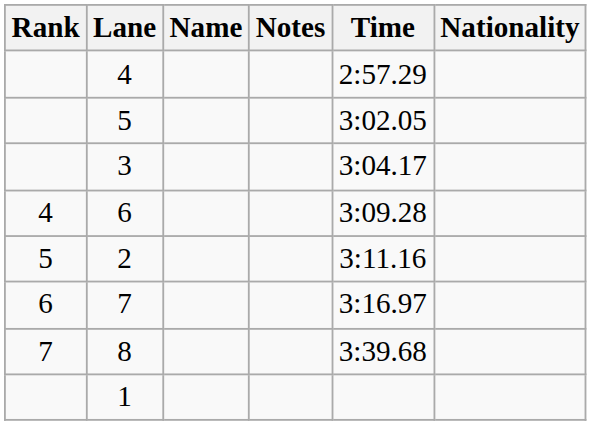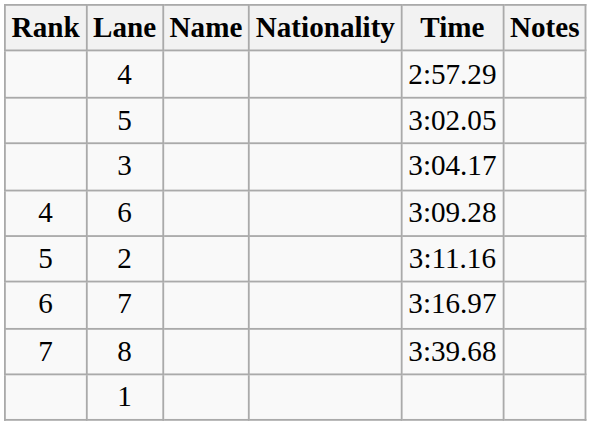columns swapped: (510, 27) <-> (291, 27)
